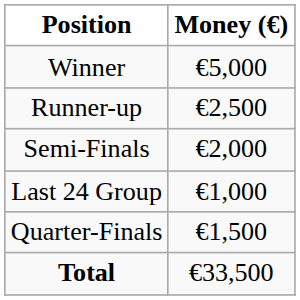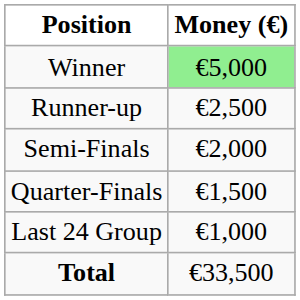(231, 66) no background -> (231, 66) lightgreen background
rows swapped: (87, 231) <-> (87, 190)
